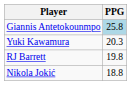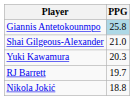+ row: (55, 42)
(115, 57) 19.8 -> (118, 73) 19.7
